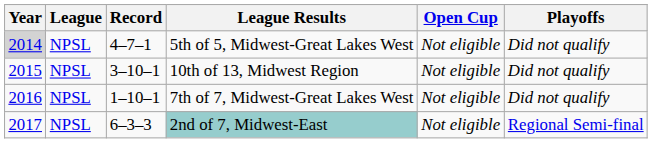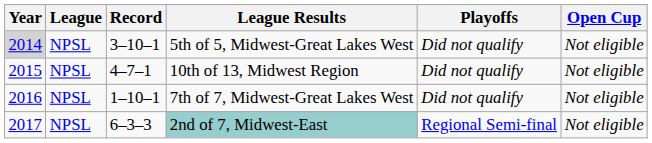columns swapped: (576, 17) <-> (461, 17)
(131, 44) 4–7–1 -> (135, 44) 3–10–1
(135, 71) 3–10–1 -> (131, 71) 4–7–1
